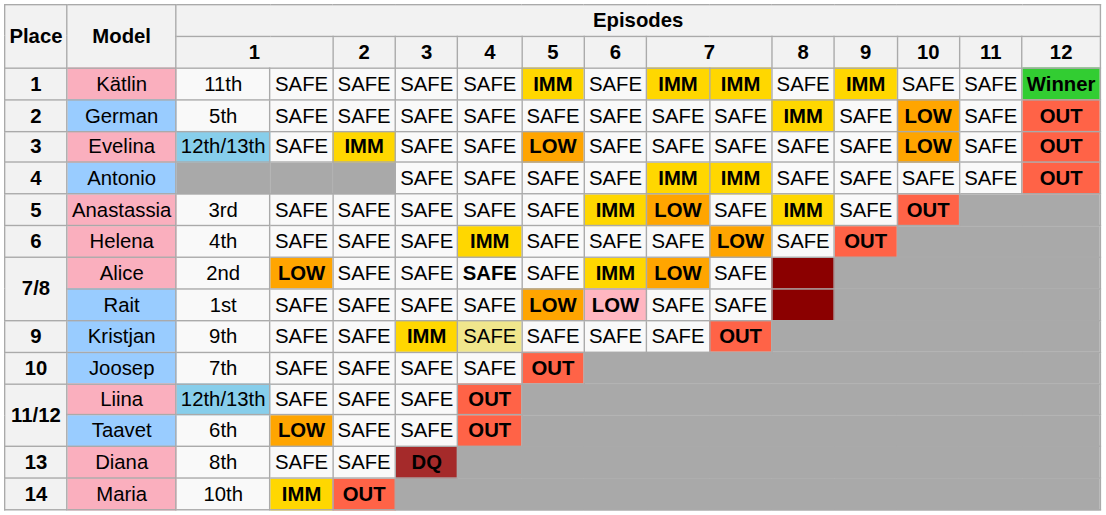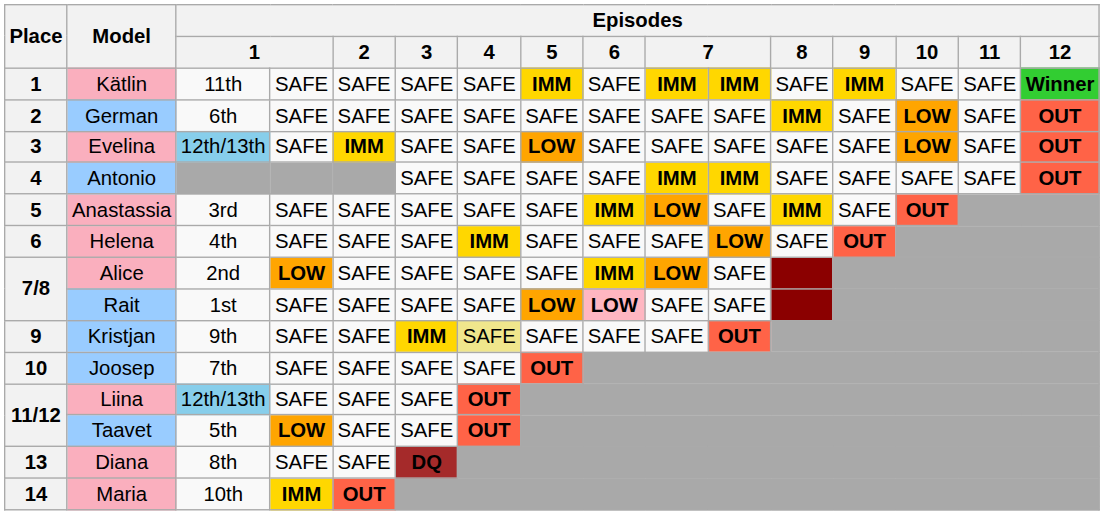(223, 115) 5th -> (223, 115) 6th
(490, 273) bold -> (489, 273) normal
(223, 431) 6th -> (223, 431) 5th
